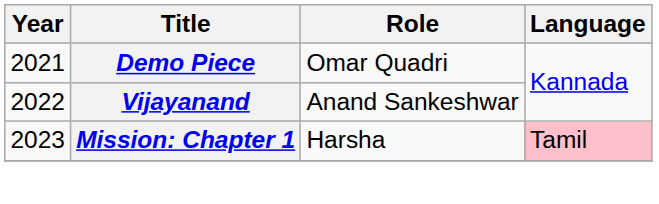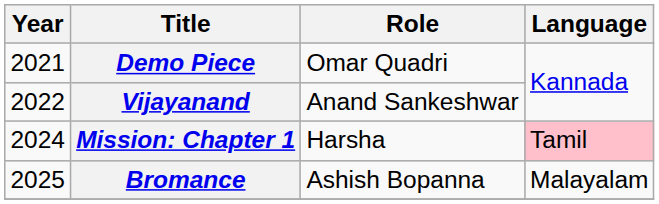(38, 140) 2023 -> (38, 140) 2024
+ row: (186, 179)
